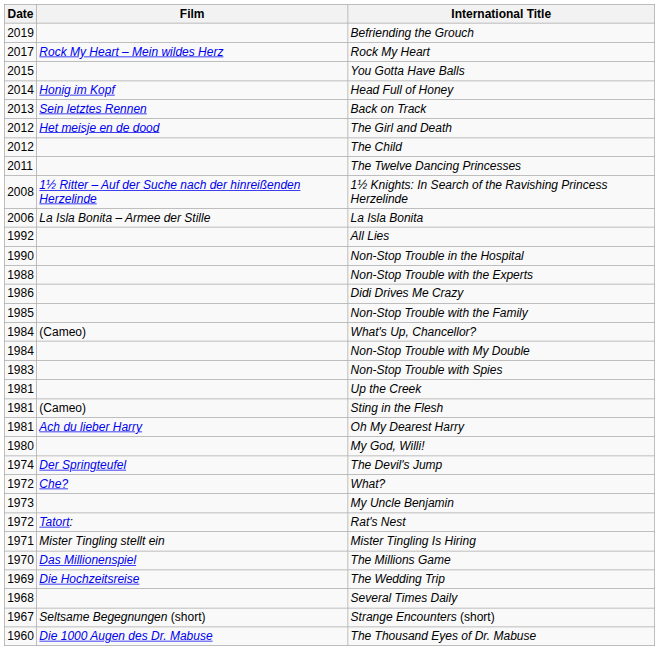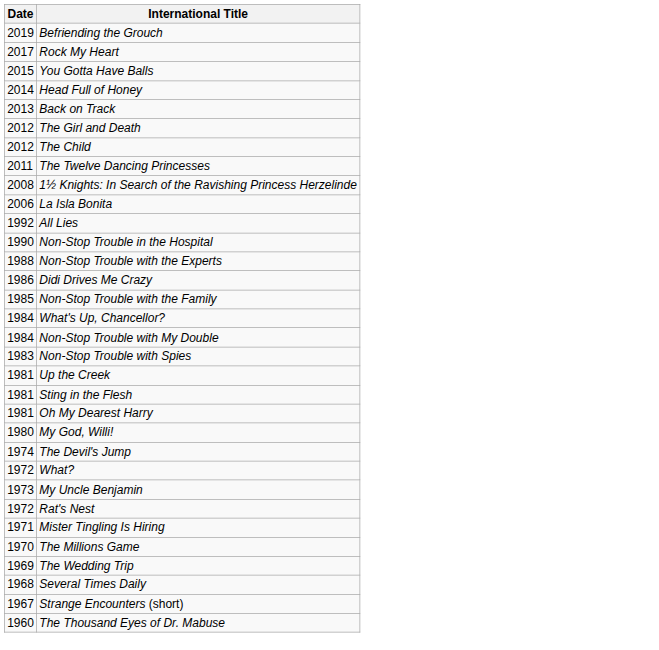- column: (192, 14)
